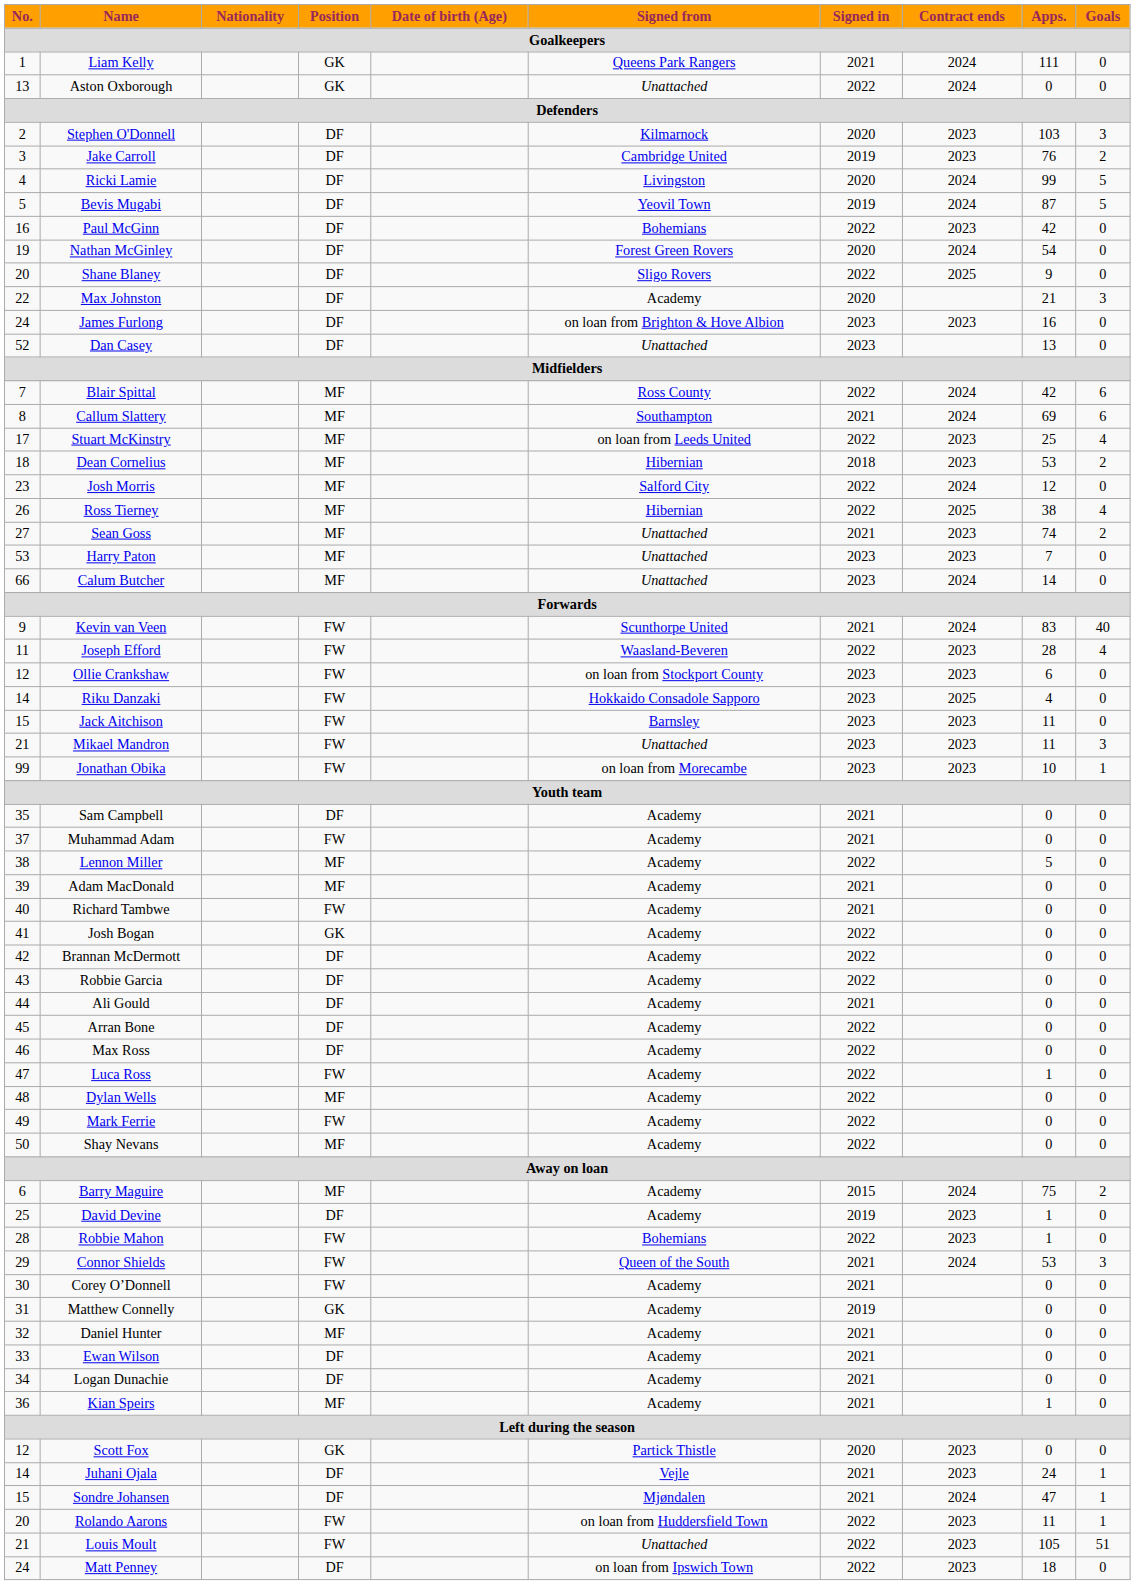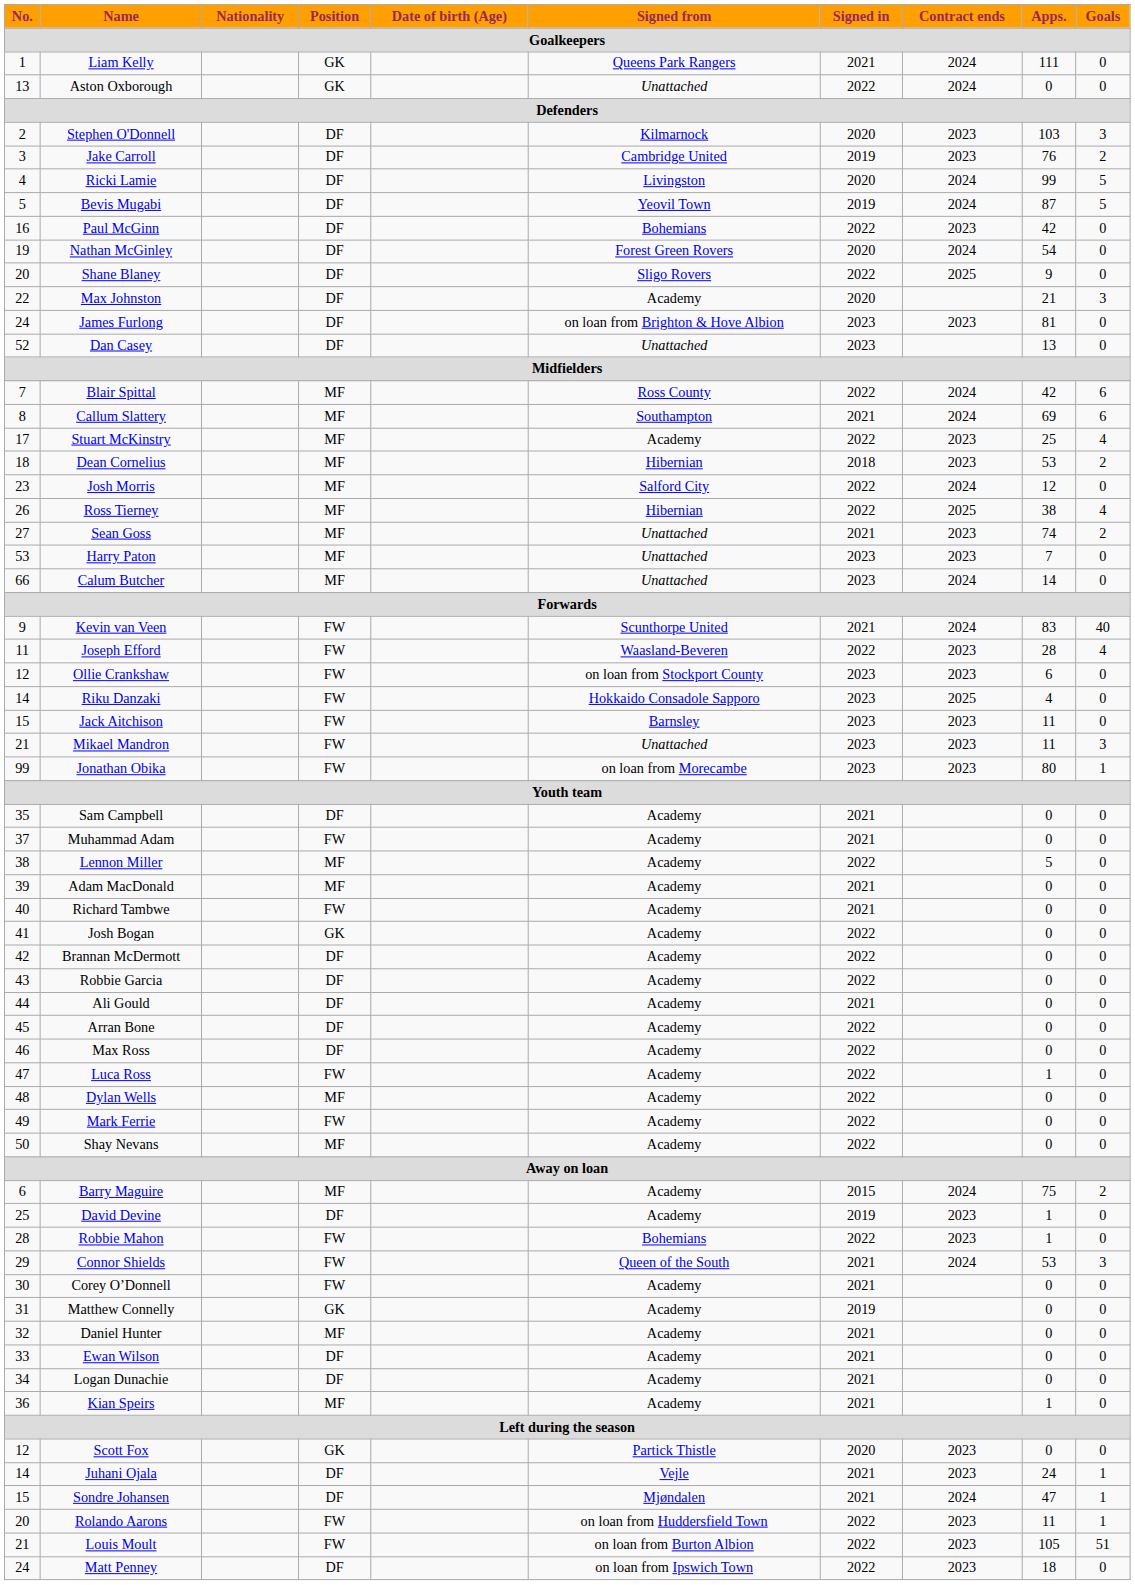(1049, 322) 16 -> (1049, 322) 81
(674, 439) on loan from Leeds United -> (674, 439) Academy
(1049, 769) 10 -> (1049, 769) 80
(674, 1544) Unattached -> (674, 1544) on loan from Burton Albion
